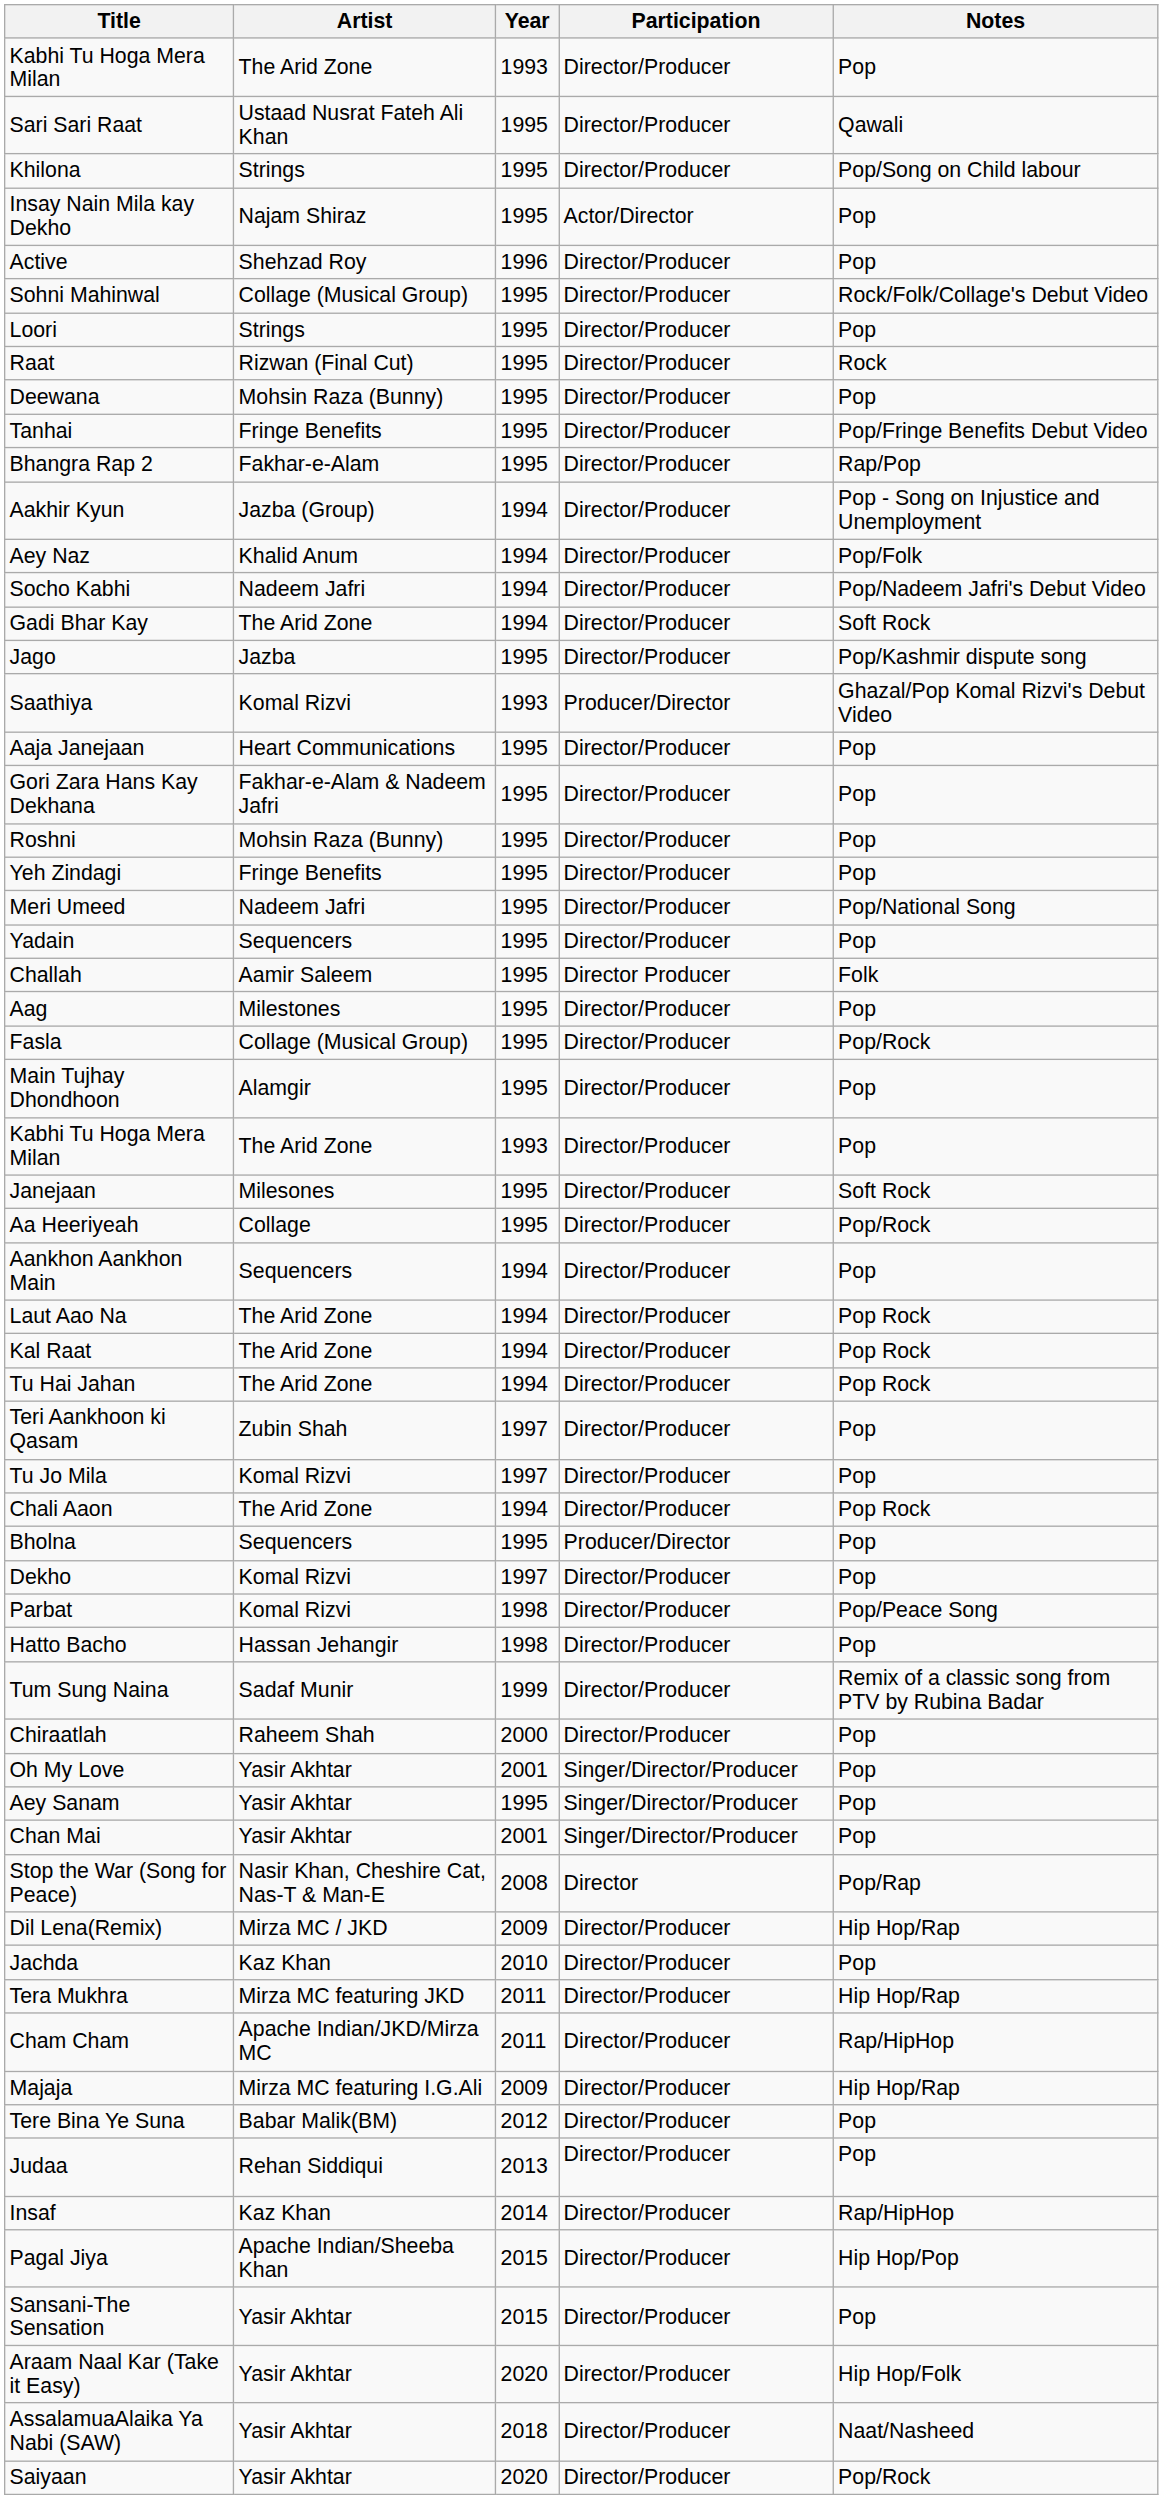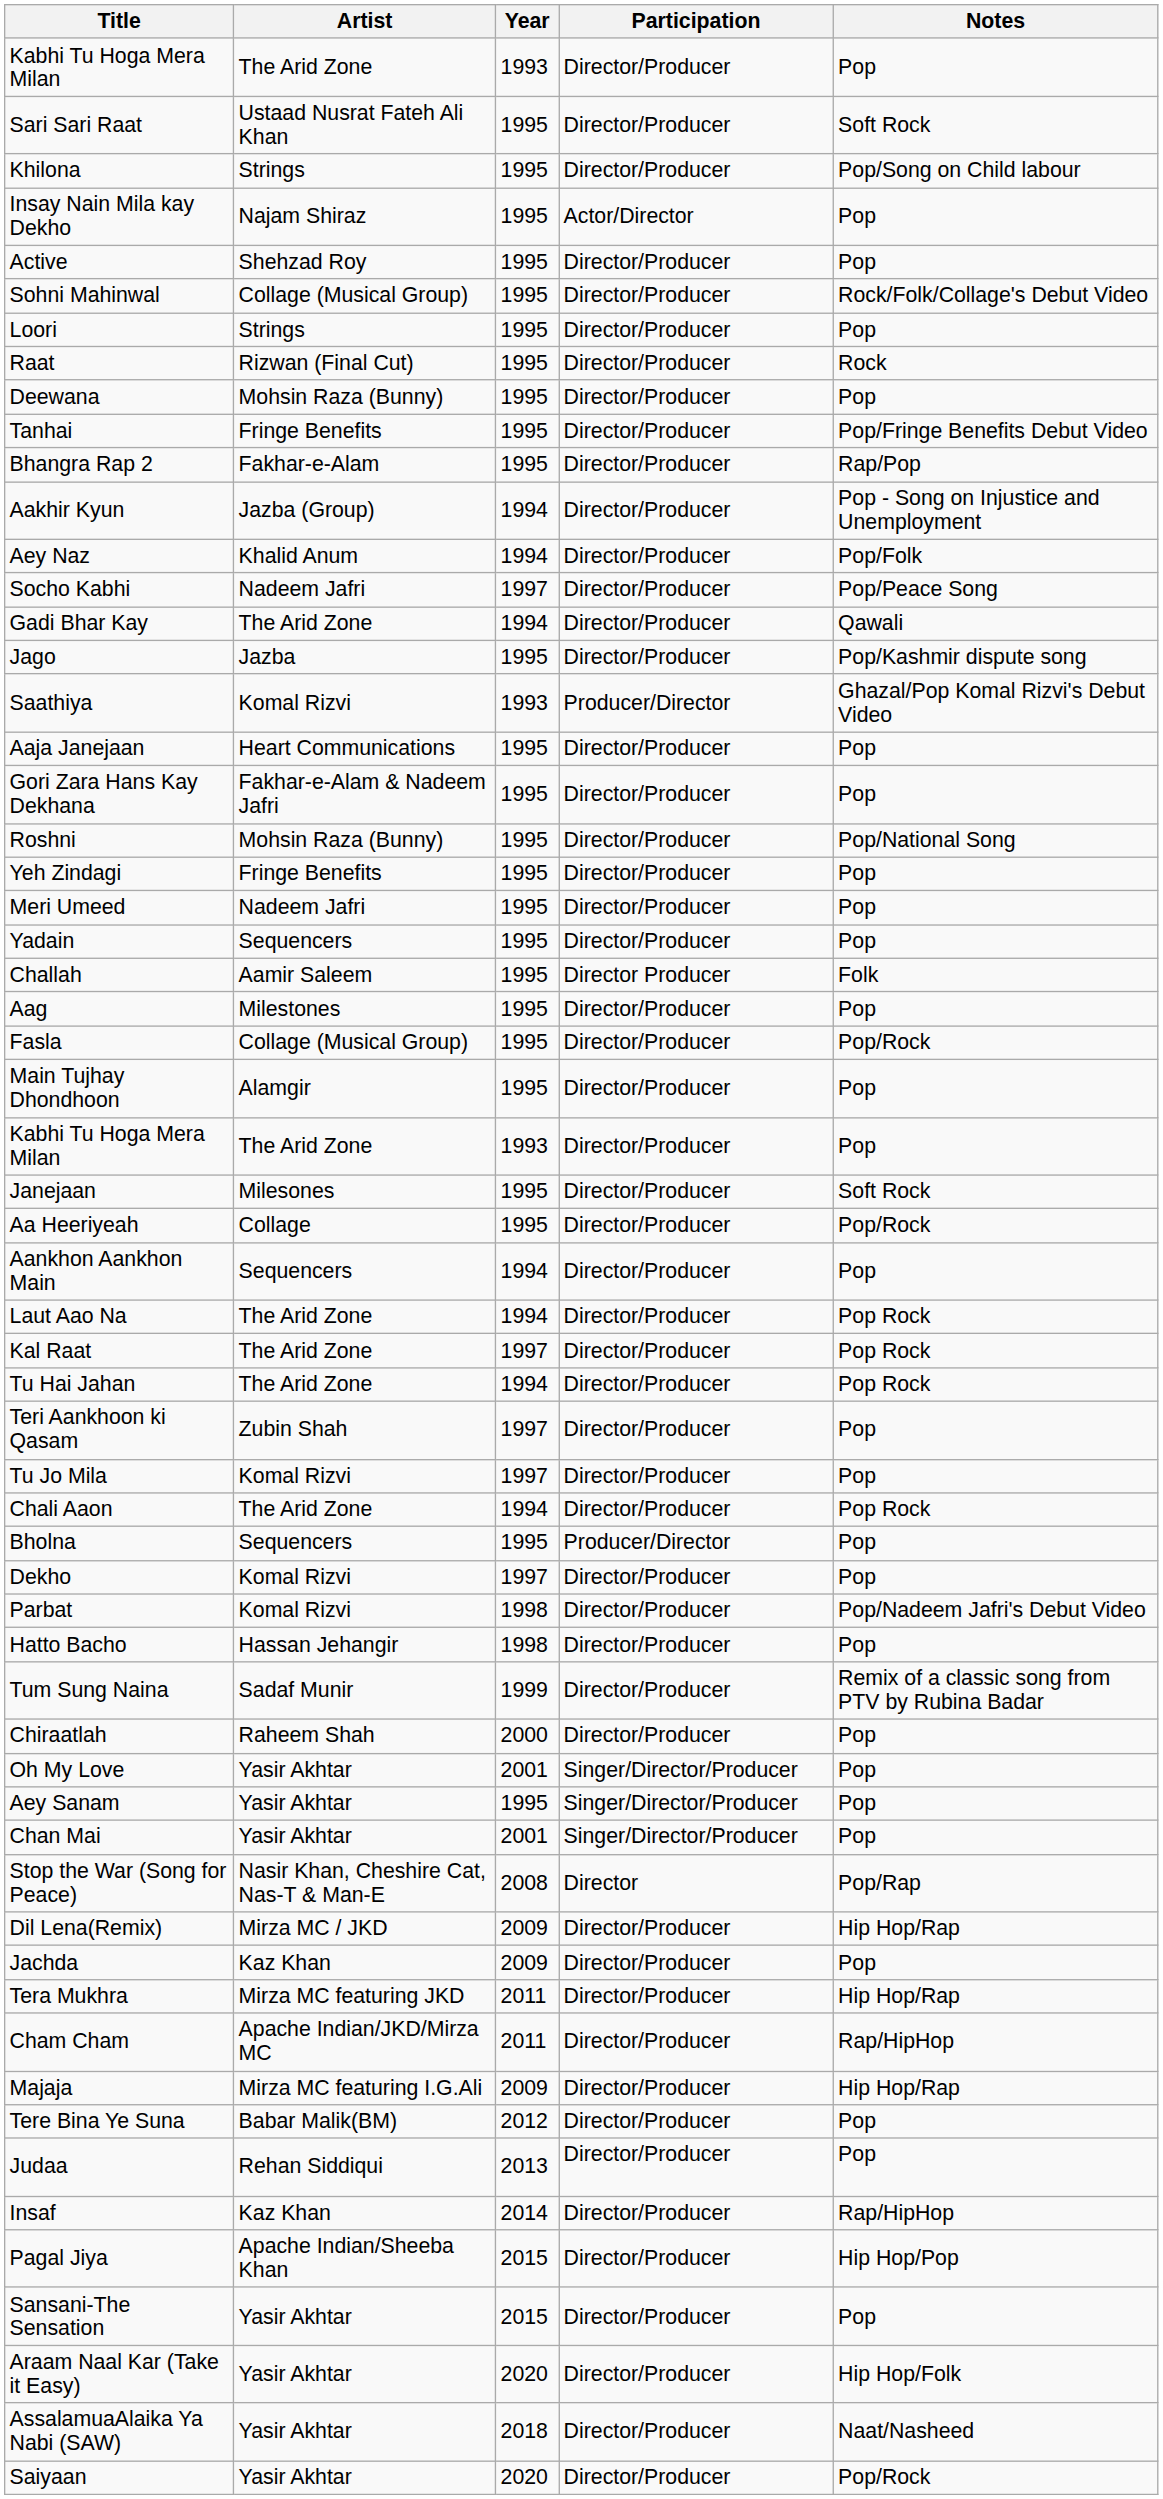(871, 124) Qawali -> (884, 124) Soft Rock
(524, 261) 1996 -> (524, 261) 1995
(524, 589) 1994 -> (524, 589) 1997
(992, 589) Pop/Nadeem Jafri's Debut Video -> (918, 589) Pop/Peace Song
(884, 623) Soft Rock -> (871, 623) Qawali
(857, 839) Pop -> (927, 839) Pop/National Song
(927, 907) Pop/National Song -> (857, 907) Pop
(524, 1350) 1994 -> (524, 1350) 1997
(918, 1610) Pop/Peace Song -> (992, 1610) Pop/Nadeem Jafri's Debut Video
(524, 1962) 2010 -> (524, 1962) 2009
